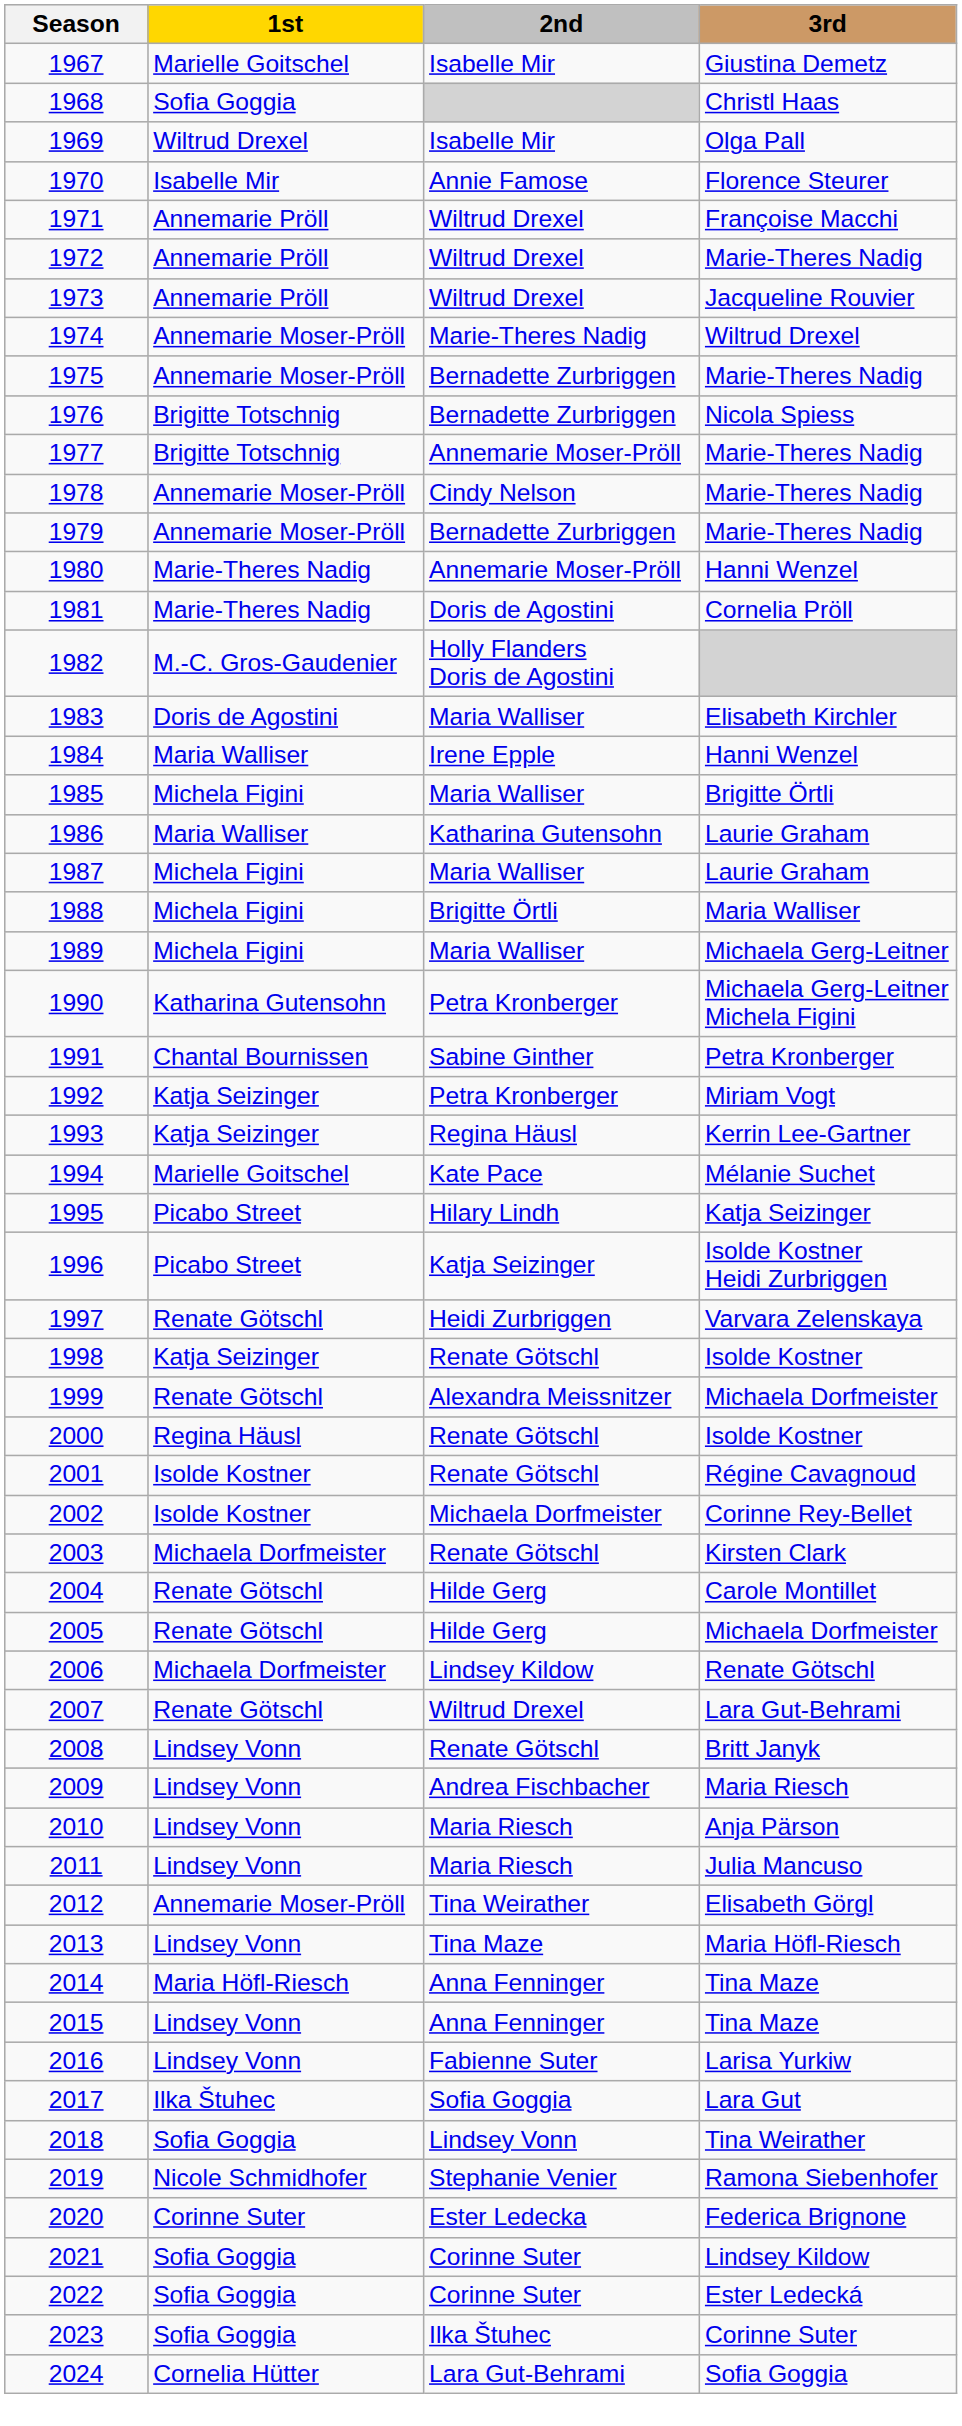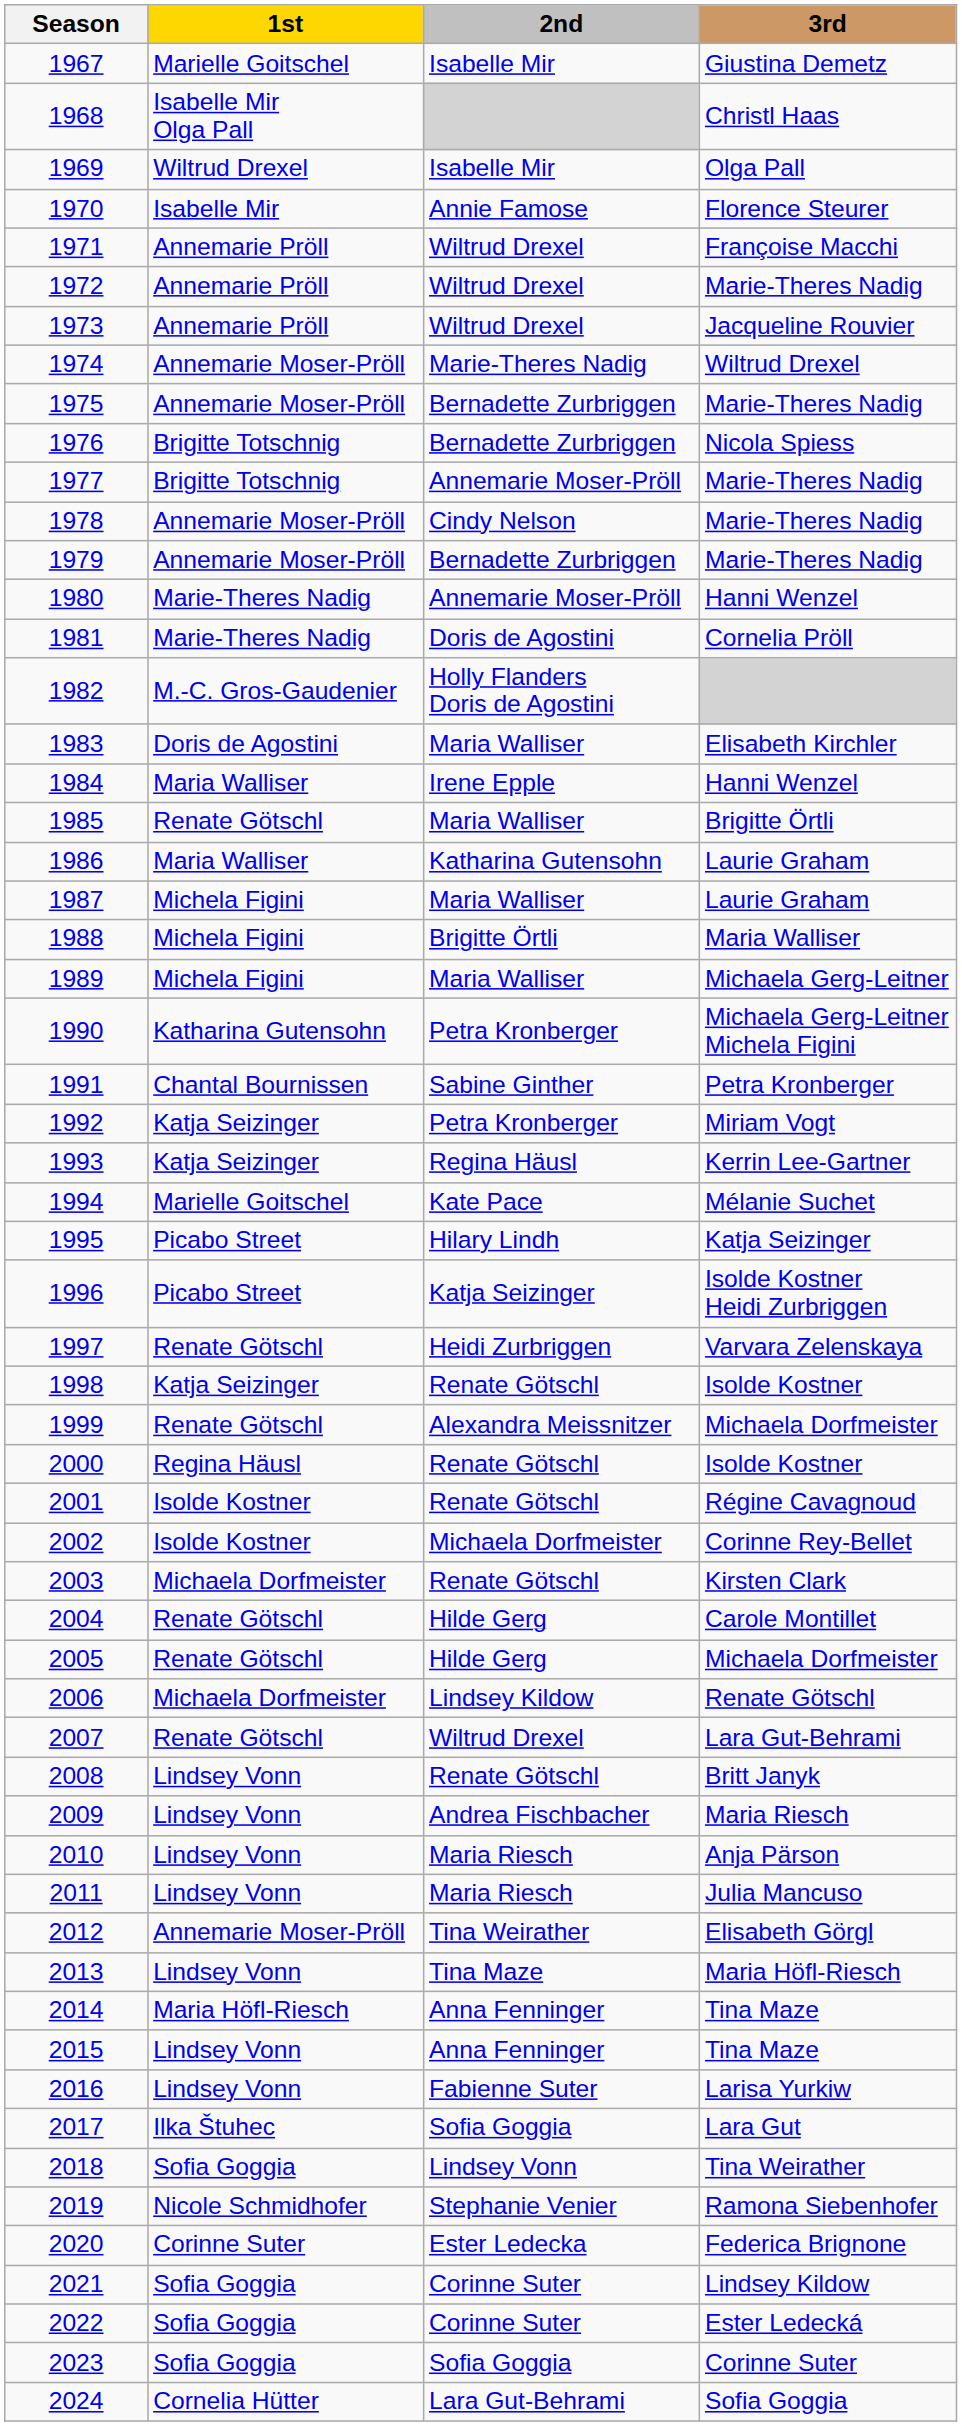(224, 102) Sofia Goggia -> (216, 116) Isabelle Mir Olga Pall
(228, 794) Michela Figini -> (238, 821) Renate Götschl
(490, 2334) Ilka Štuhec -> (500, 2362) Sofia Goggia
